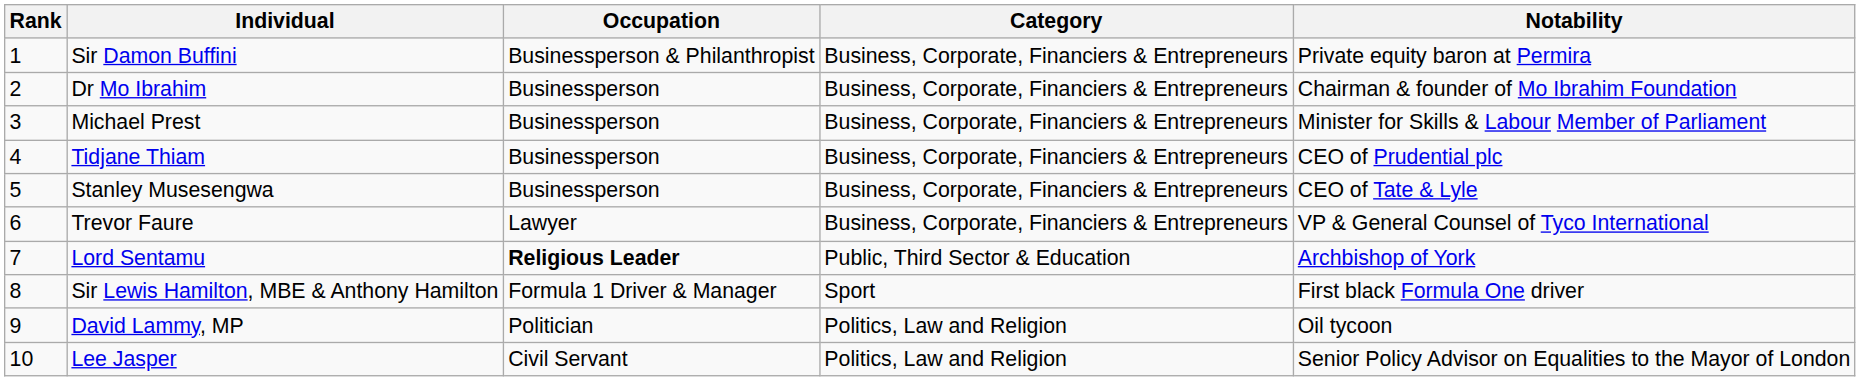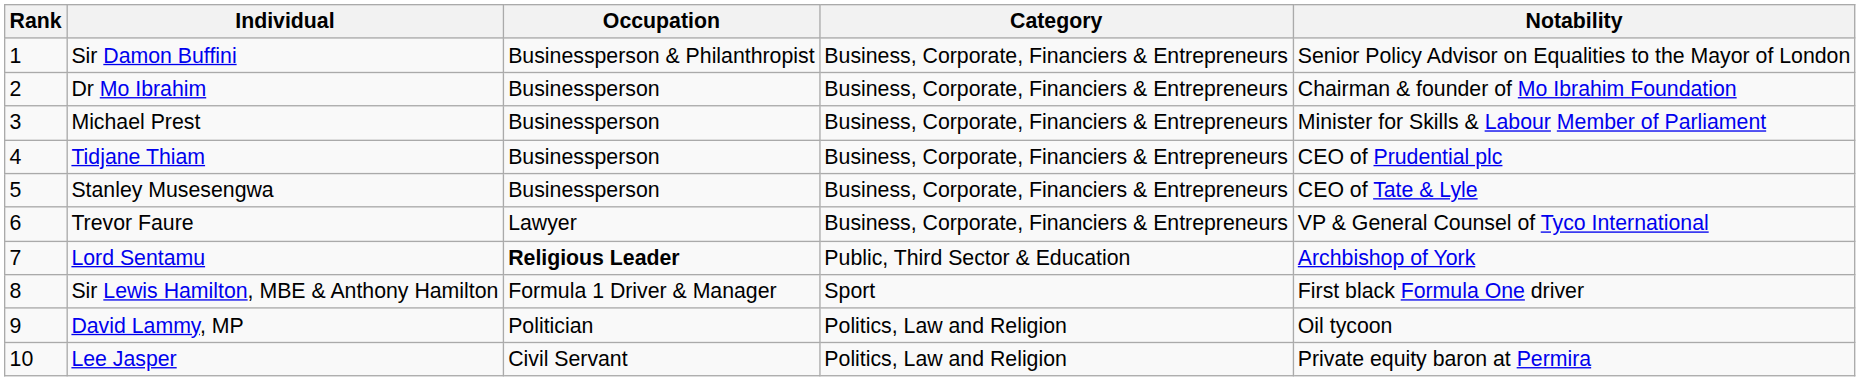(1444, 55) Private equity baron at Permira -> (1574, 55) Senior Policy Advisor on Equalities to the Mayor of London
(1574, 358) Senior Policy Advisor on Equalities to the Mayor of London -> (1444, 358) Private equity baron at Permira
